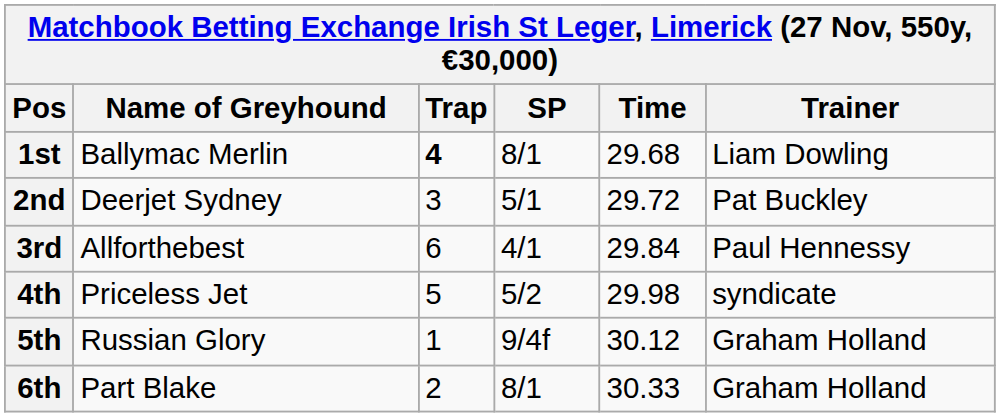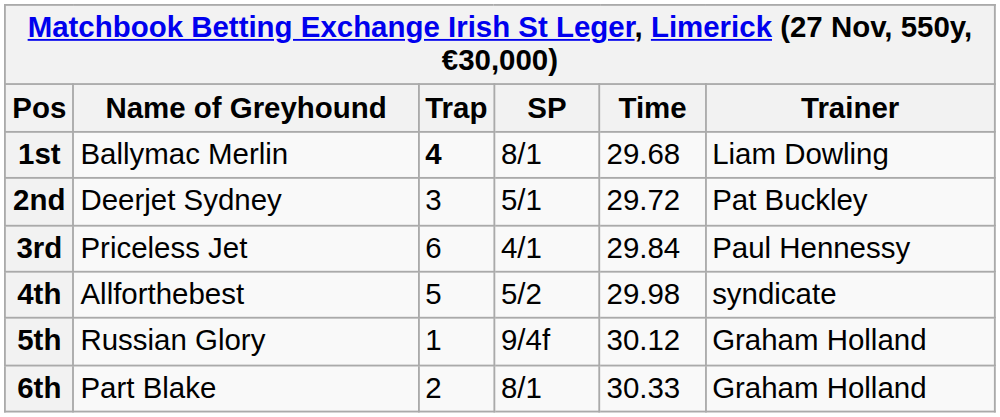(162, 247) Allforthebest -> (164, 247) Priceless Jet
(164, 294) Priceless Jet -> (162, 294) Allforthebest
